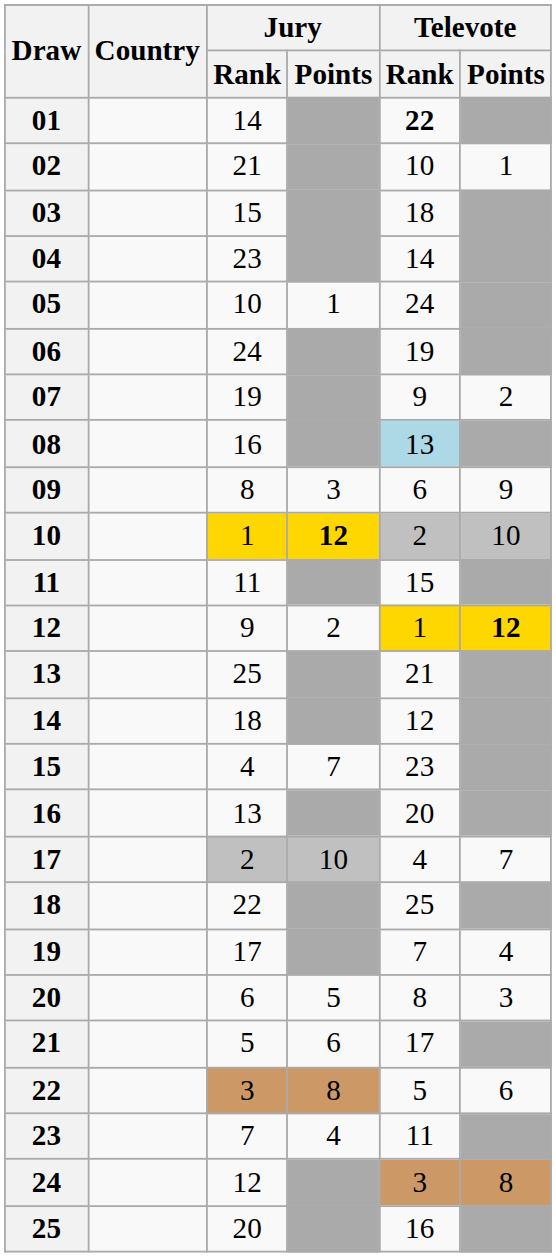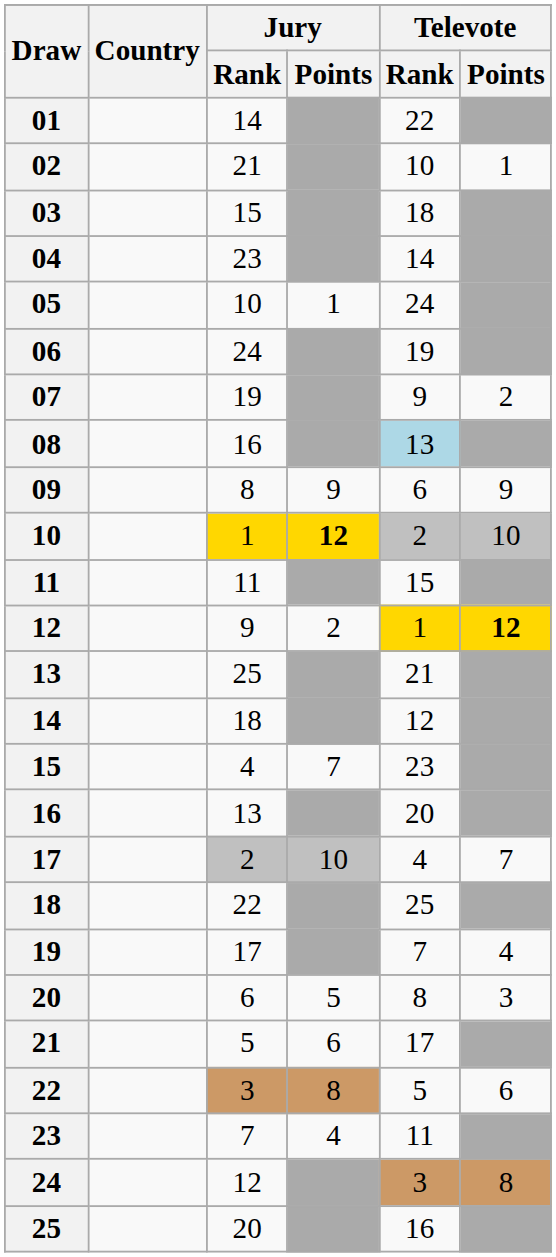(420, 119) bold -> (420, 119) normal
(333, 489) 3 -> (333, 489) 9
